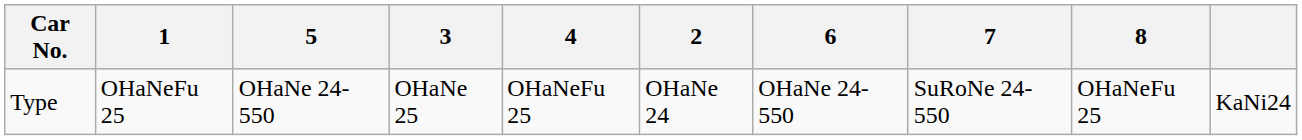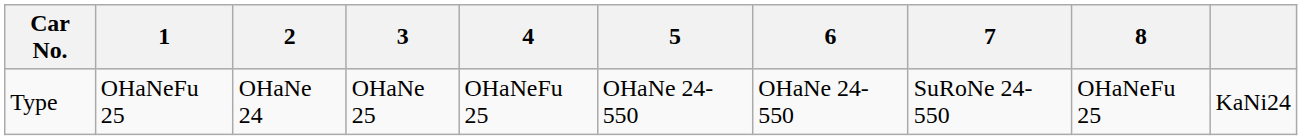columns swapped: (696, 36) <-> (311, 36)
